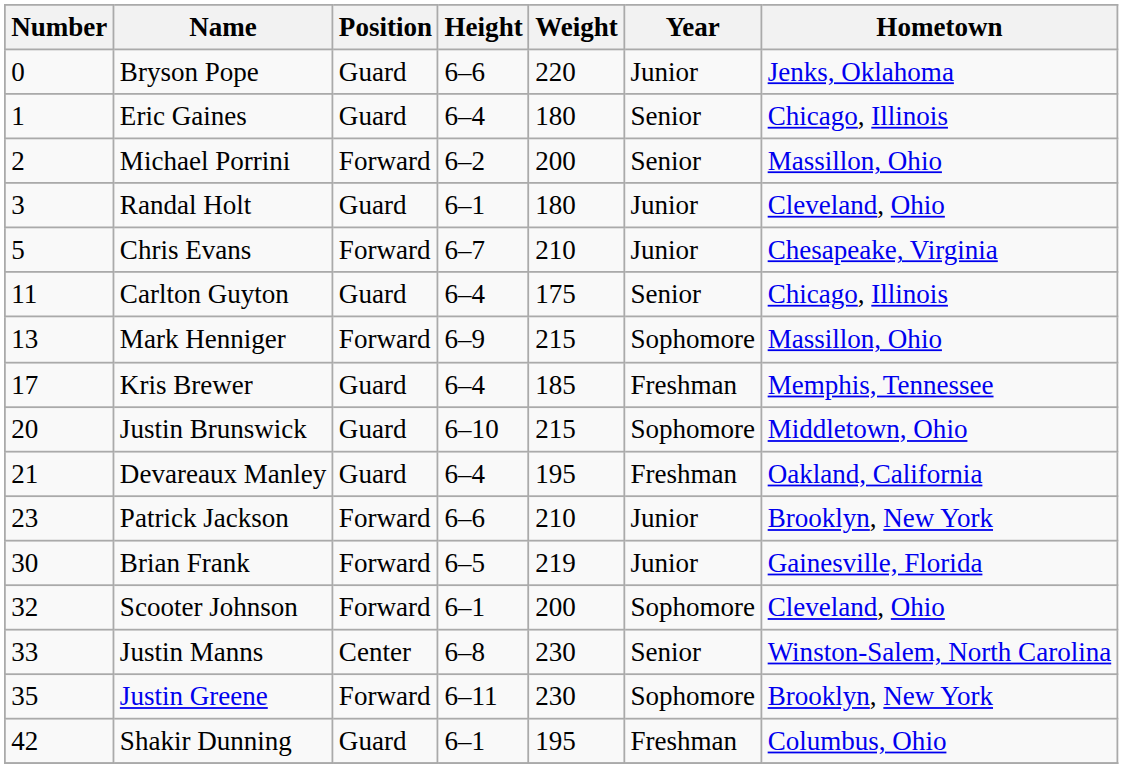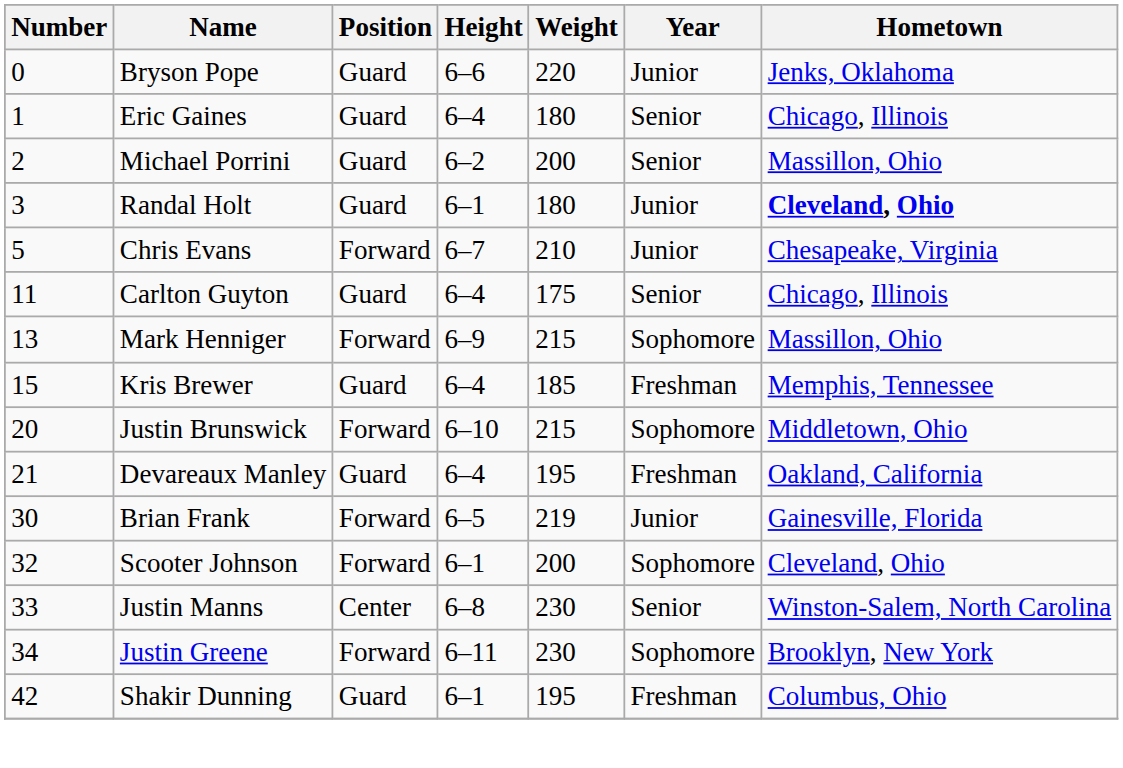(385, 160) Forward -> (373, 160) Guard
(856, 205) normal -> (861, 205) bold
(25, 383) 17 -> (25, 383) 15
(373, 428) Guard -> (385, 428) Forward
- row: (204, 517)
(25, 696) 35 -> (25, 651) 34
